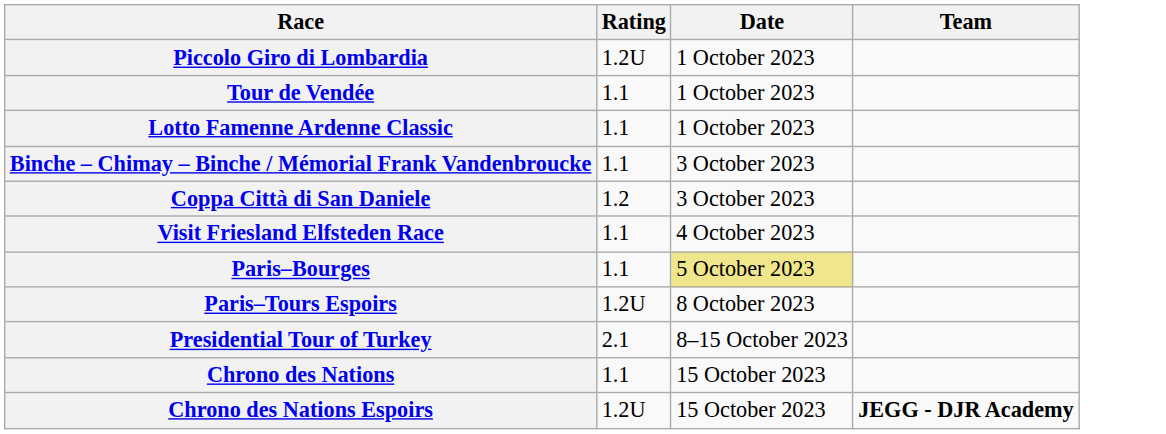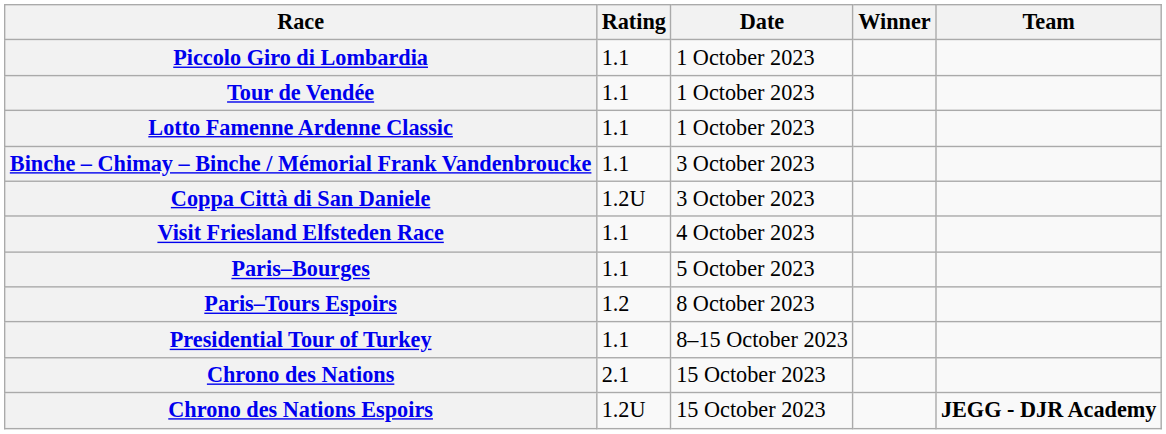+ column: (894, 22)
(624, 57) 1.2U -> (616, 57) 1.1
(616, 198) 1.2 -> (624, 198) 1.2U
(745, 269) khaki background -> (745, 269) no background
(624, 304) 1.2U -> (616, 304) 1.2
(616, 339) 2.1 -> (616, 339) 1.1
(616, 374) 1.1 -> (616, 374) 2.1
